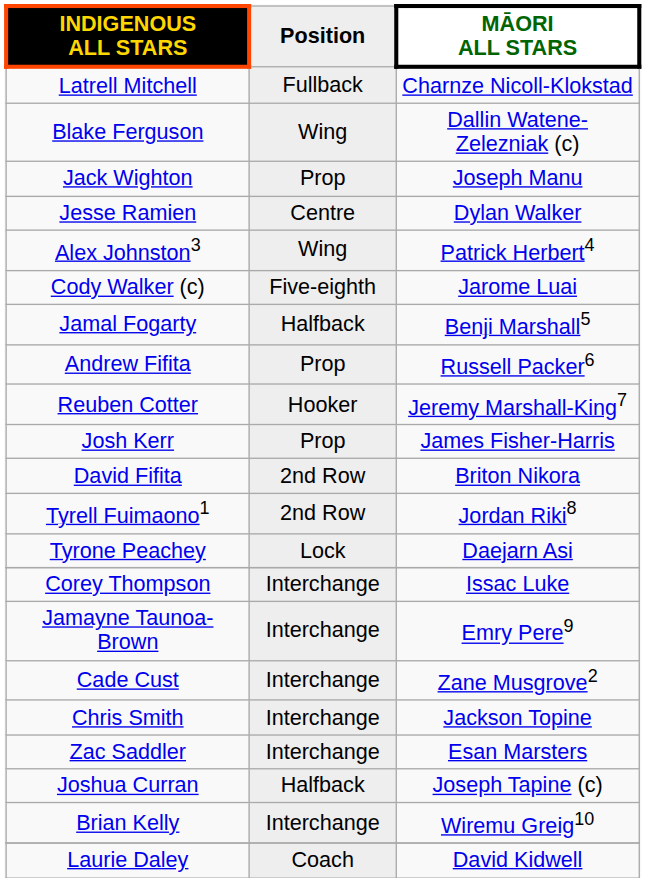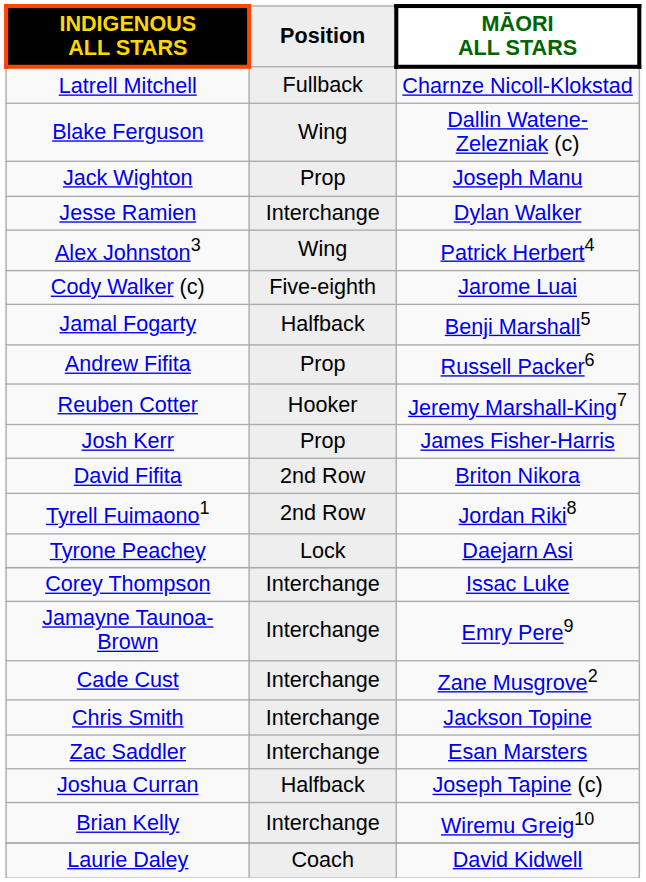(323, 212) Centre -> (323, 212) Interchange
